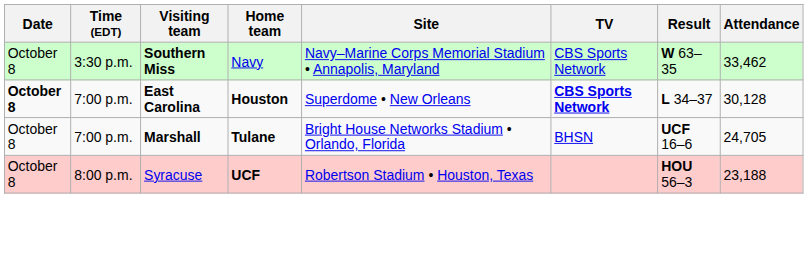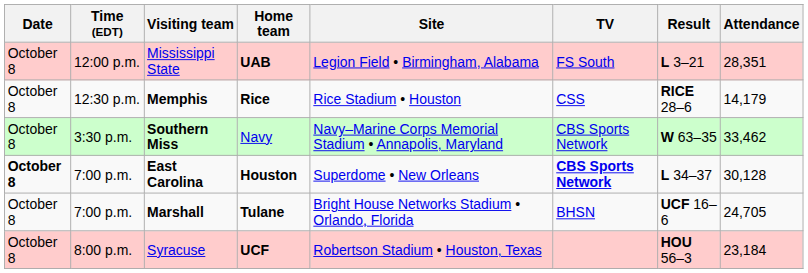+ row: (181, 61)
+ row: (177, 99)
(745, 175) 23,188 -> (745, 250) 23,184
